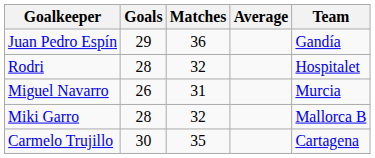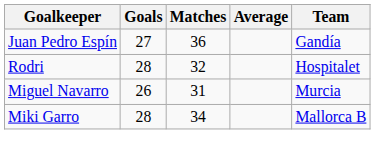(143, 41) 29 -> (143, 41) 27
(198, 116) 32 -> (198, 116) 34
- row: (61, 141)
